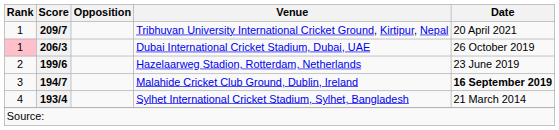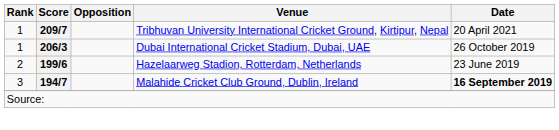(20, 47) pink background -> (20, 47) no background
- row: (273, 99)
